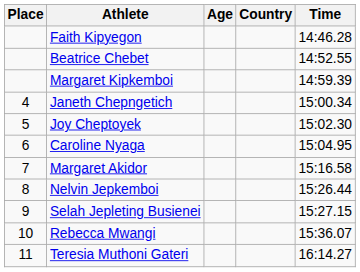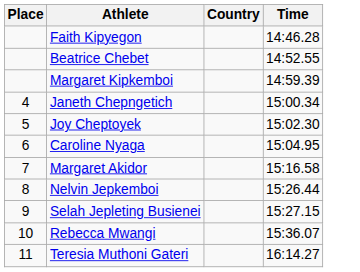- column: (220, 15)
